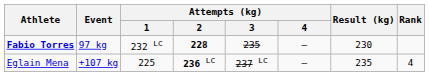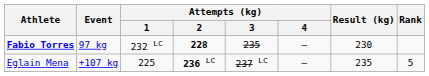(410, 63) 4 -> (410, 63) 5
